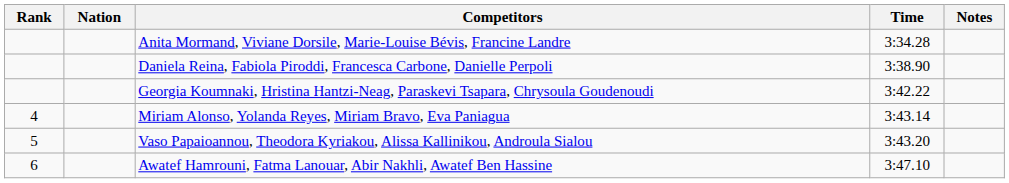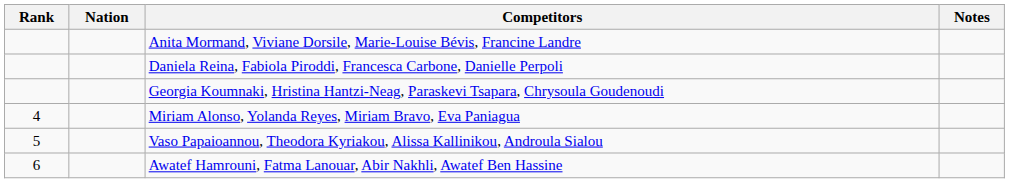- column: (907, 17)
